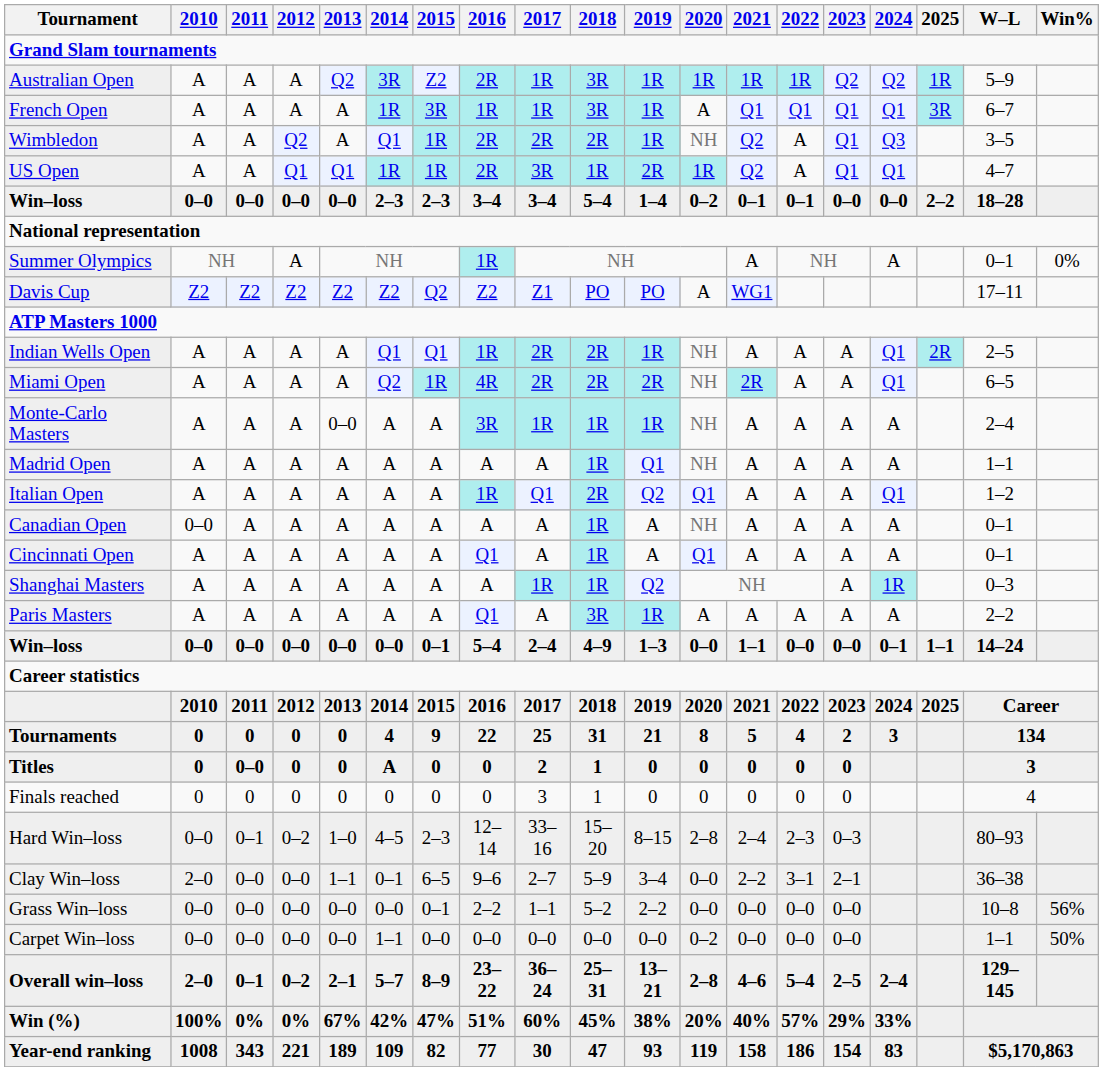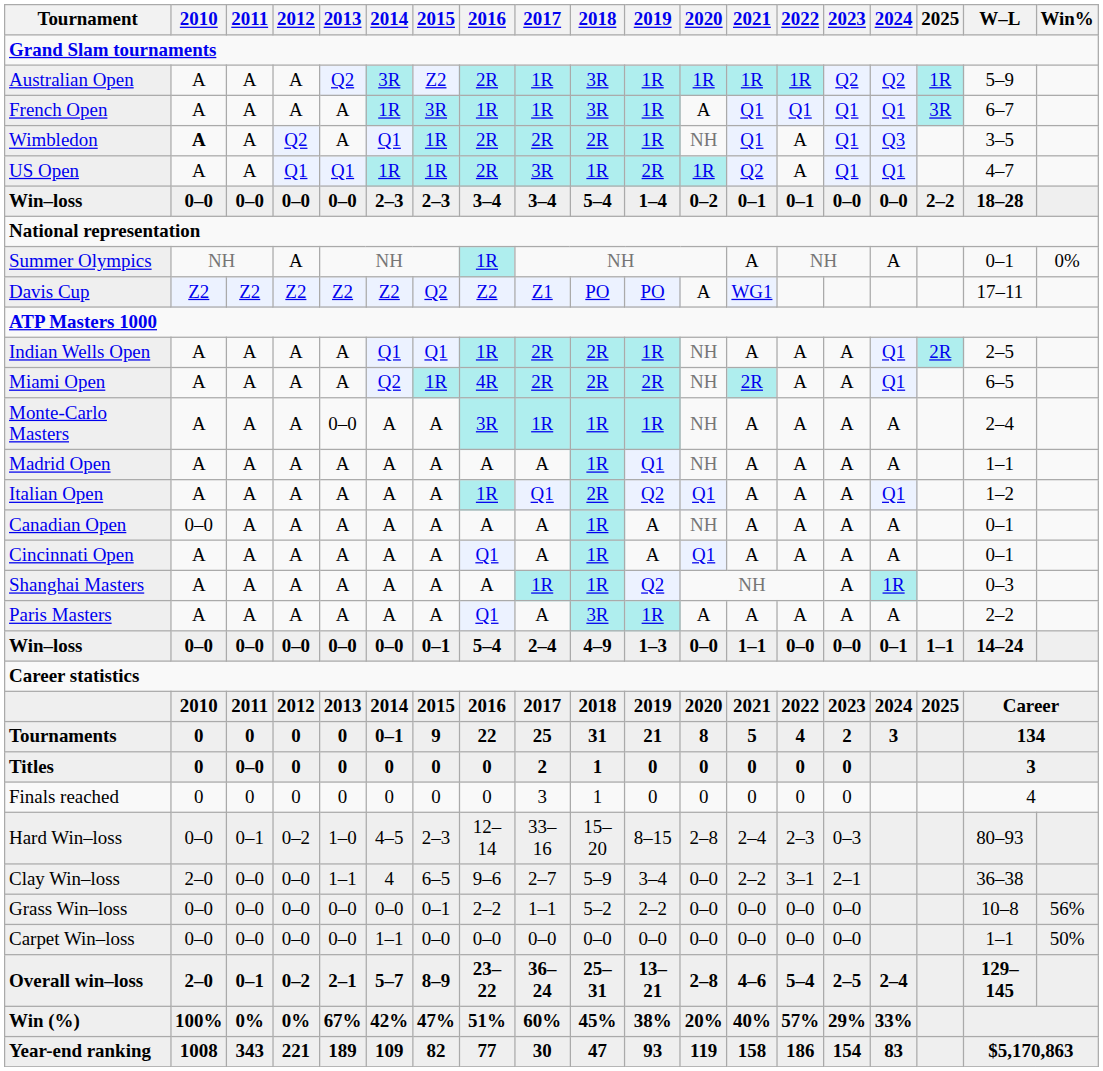(199, 140) normal -> (199, 140) bold
(752, 140) Q2 -> (752, 140) Q1
(389, 736) 4 -> (389, 736) 0–1
(389, 766) A -> (389, 766) 0
(389, 878) 0–1 -> (389, 878) 4
(704, 939) 0–2 -> (704, 939) 0–0
